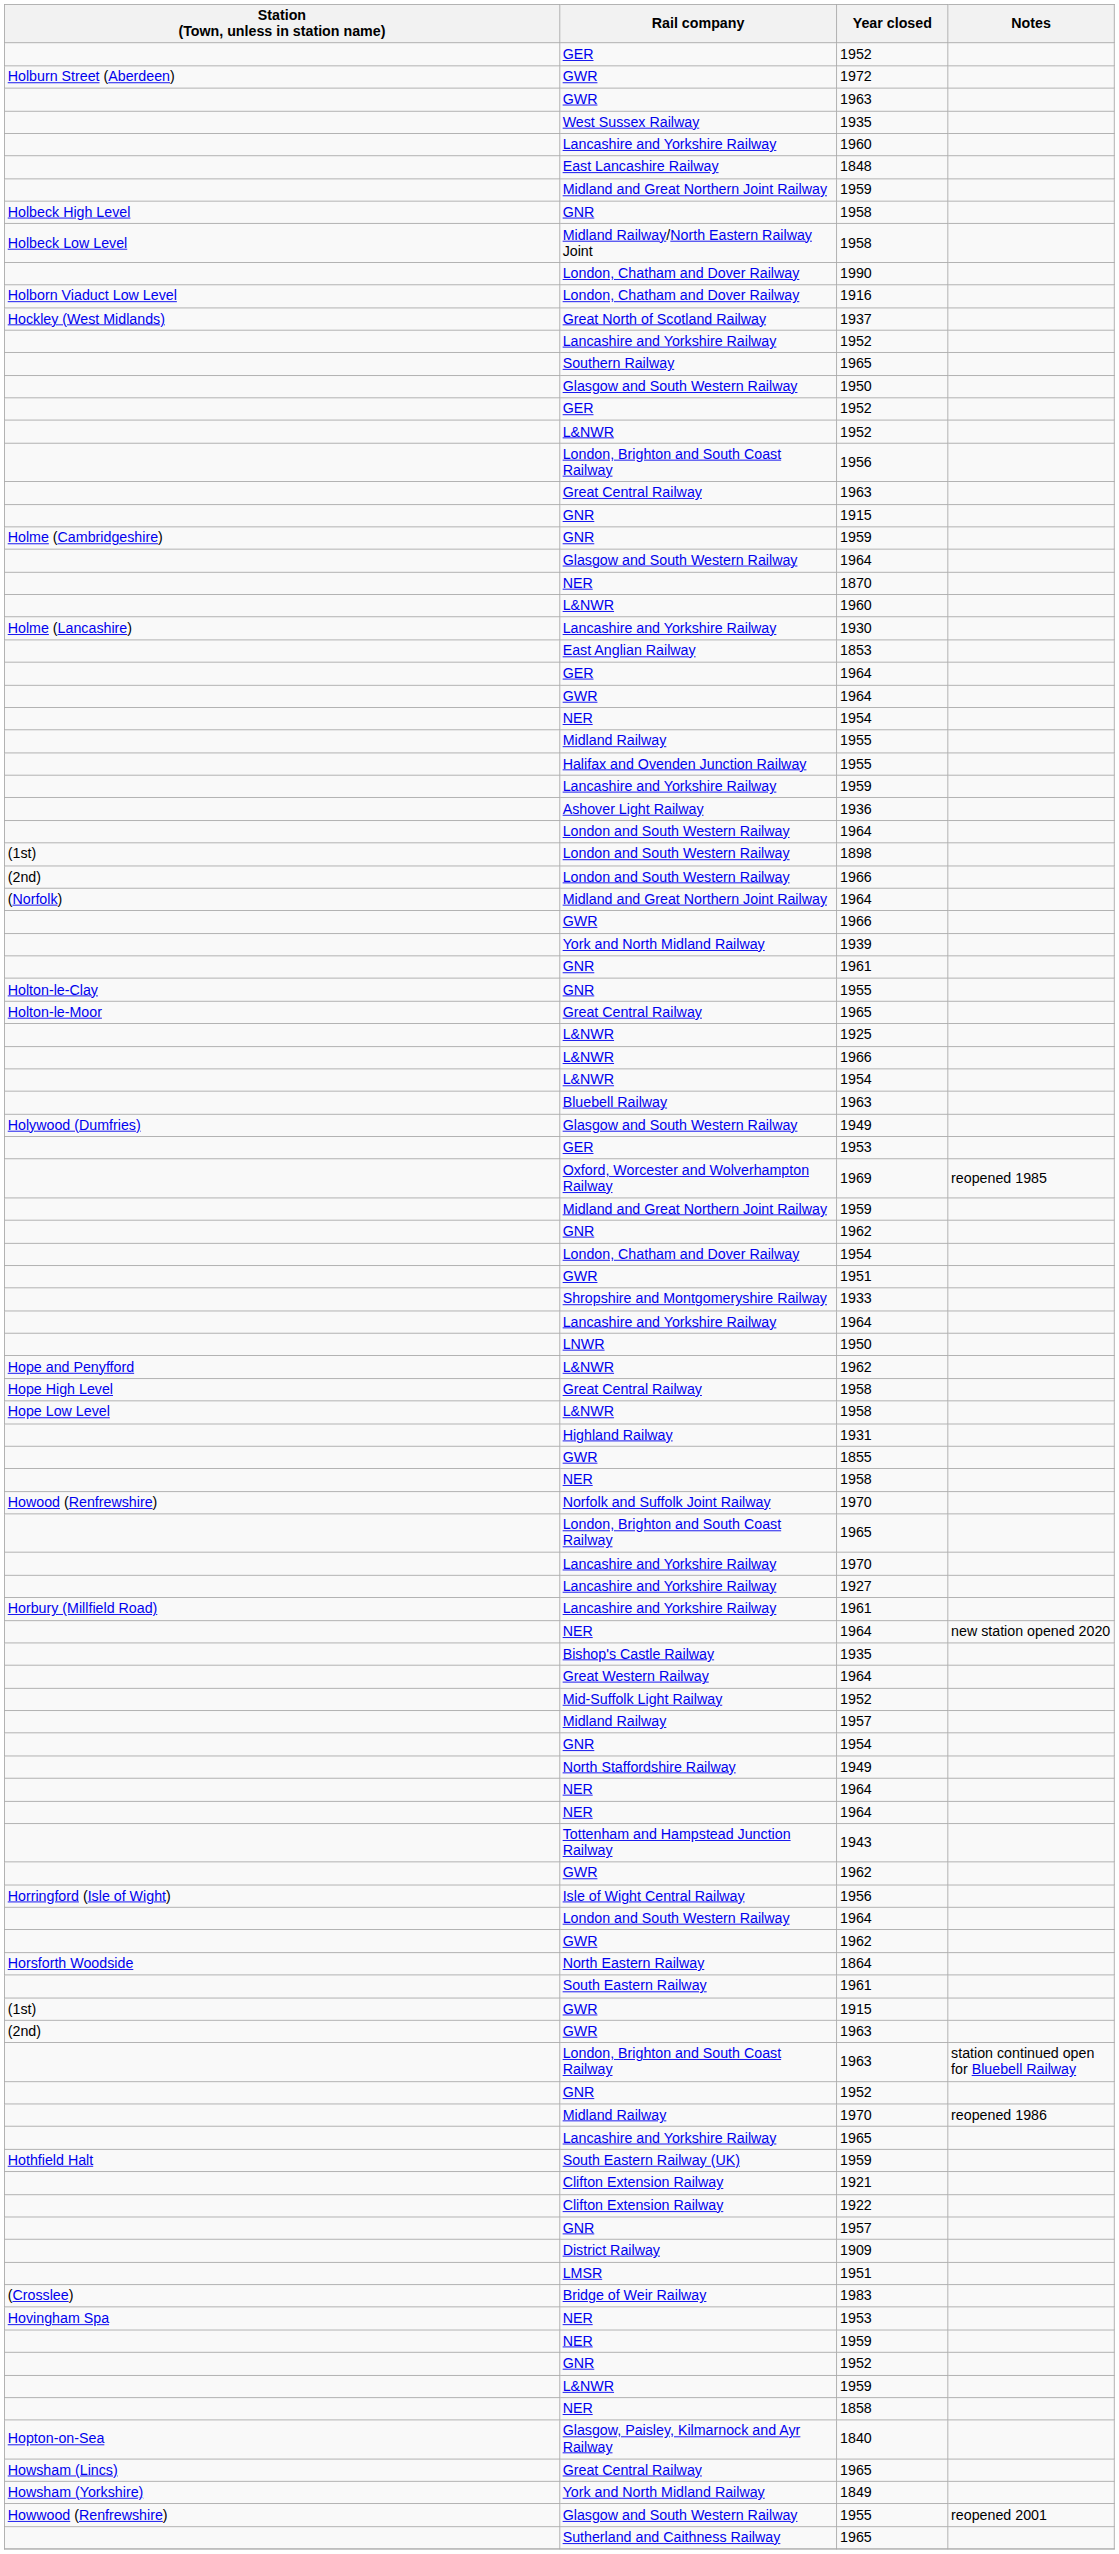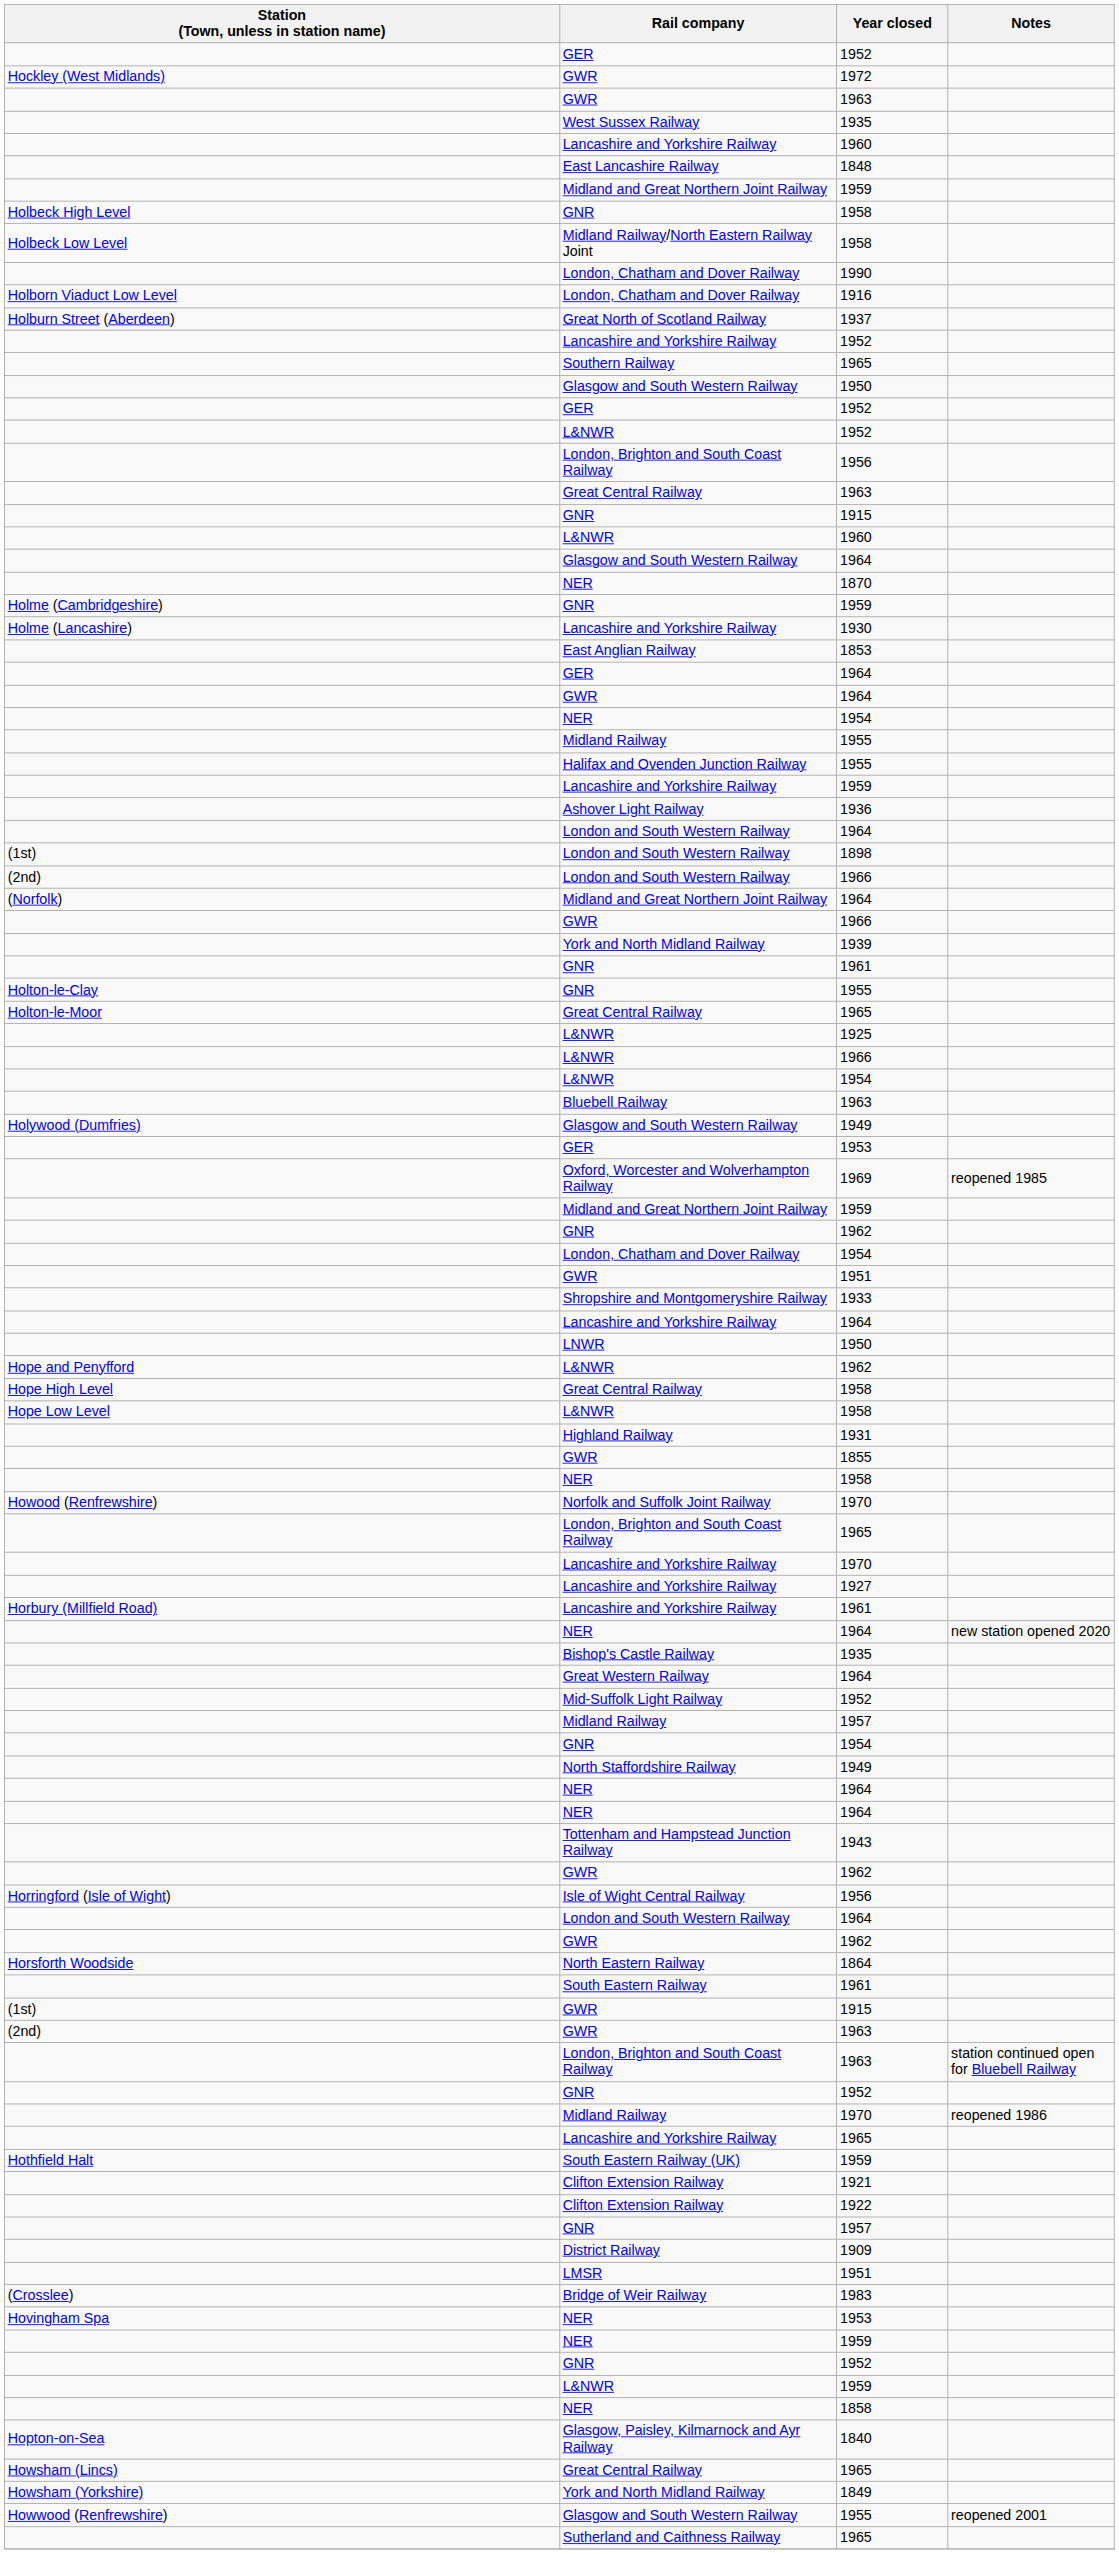(91, 76) Holburn Street (Aberdeen) -> (86, 76) Hockley (West Midlands)
(86, 318) Hockley (West Midlands) -> (91, 318) Holburn Street (Aberdeen)
rows swapped: (588, 605) <-> (578, 538)
